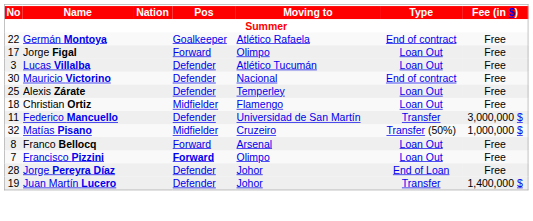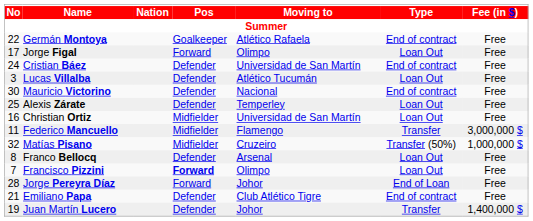+ row: (55, 65)
(14, 104) 18 -> (14, 118) 16
(260, 104) Flamengo -> (299, 118) Universidad de San Martín
(194, 118) Defender -> (195, 131) Midfielder
(299, 118) Universidad de San Martín -> (260, 131) Flamengo
(192, 144) Forward -> (194, 157) Defender
(194, 170) Defender -> (192, 183) Forward
+ row: (57, 196)
